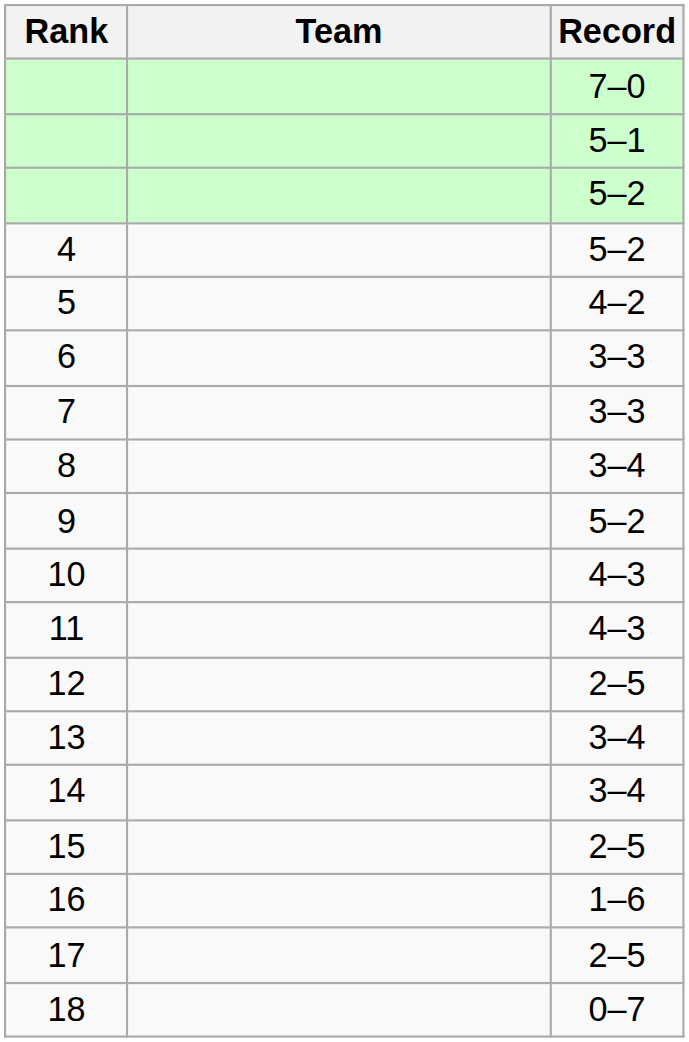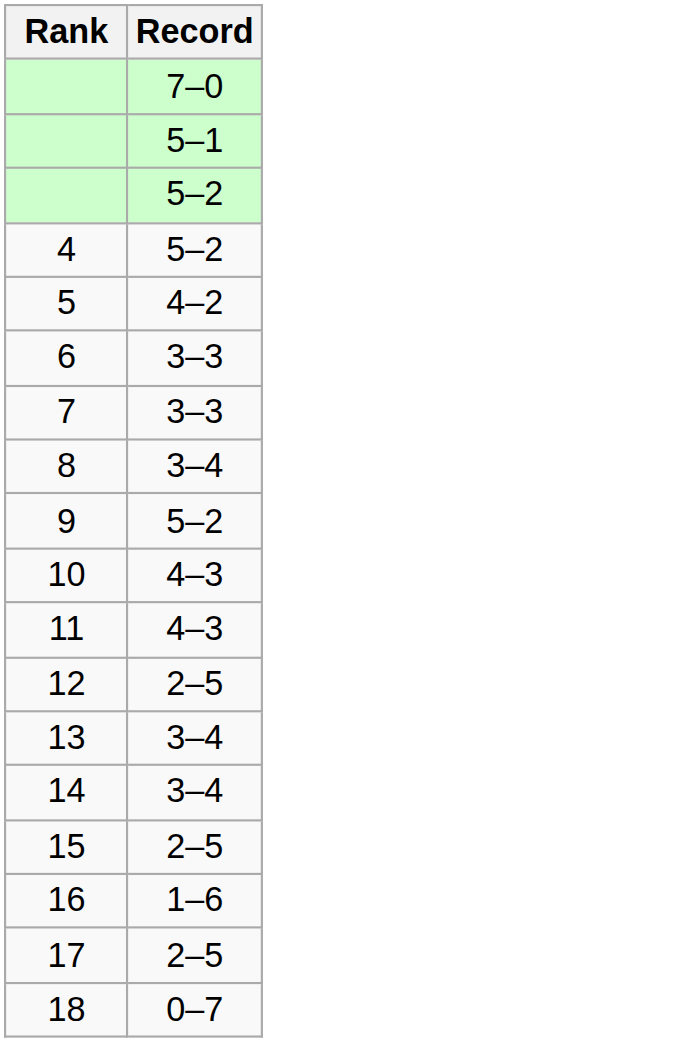- column: (339, 31)
